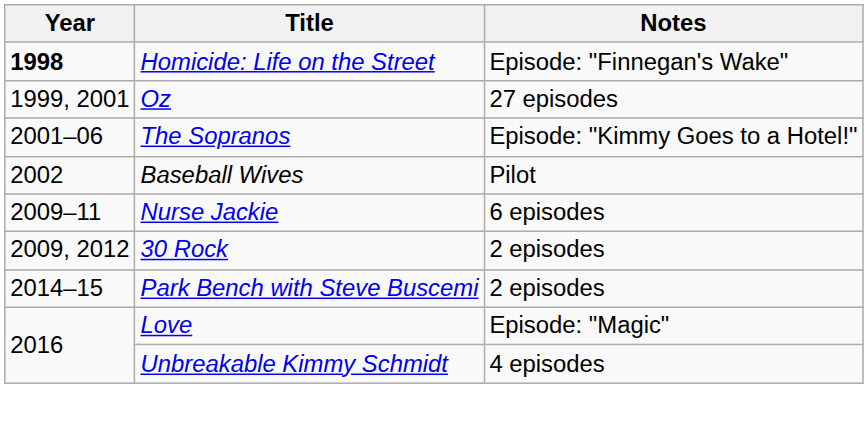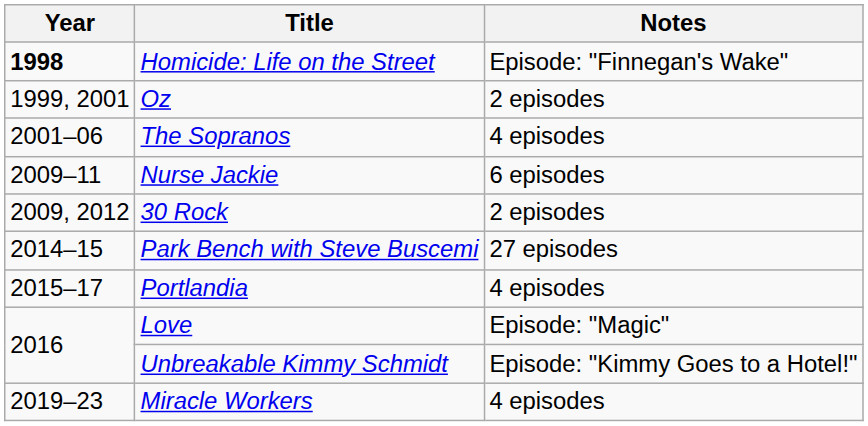(554, 99) 27 episodes -> (547, 99) 2 episodes
(673, 136) Episode: "Kimmy Goes to a Hotel!" -> (547, 136) 4 episodes
- row: (222, 174)
(547, 288) 2 episodes -> (554, 250) 27 episodes
+ row: (194, 288)
(547, 363) 4 episodes -> (673, 363) Episode: "Kimmy Goes to a Hotel!"
+ row: (227, 401)
